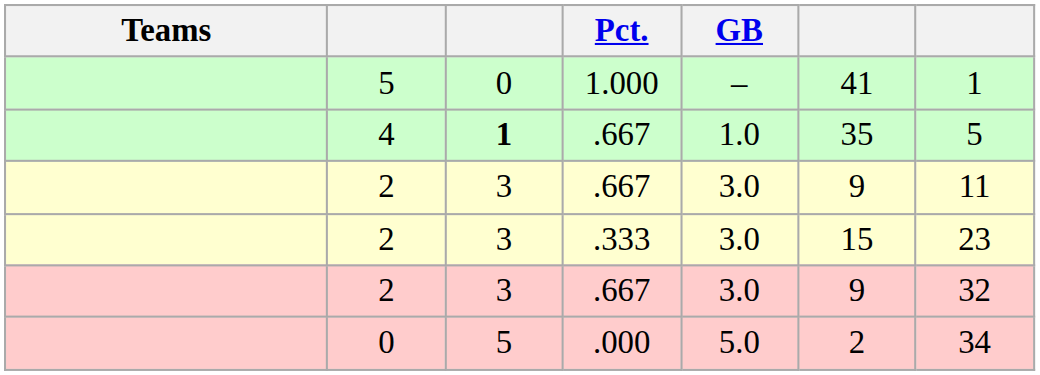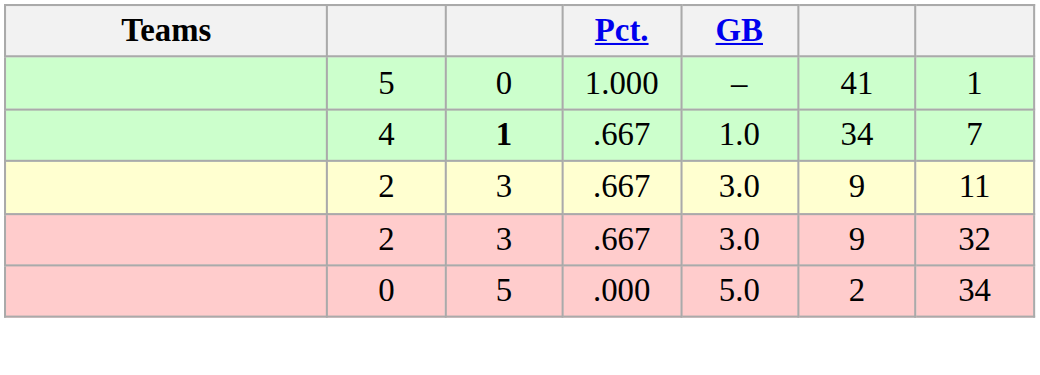(857, 134) 35 -> (857, 134) 34
(975, 134) 5 -> (975, 134) 7
- row: (386, 238)
